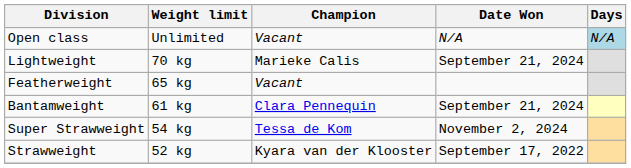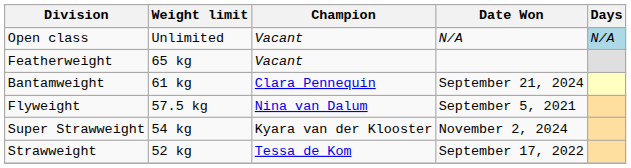- row: (52, 61)
+ row: (44, 106)
(303, 129) Tessa de Kom -> (343, 129) Kyara van der Klooster
(343, 151) Kyara van der Klooster -> (303, 151) Tessa de Kom
